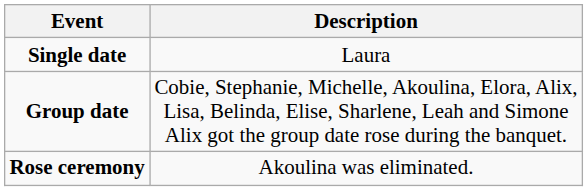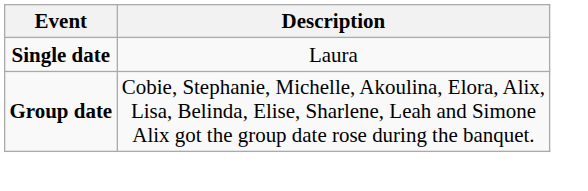- row: (77, 168)
